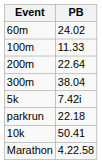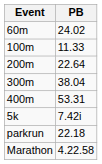+ row: (20, 99)
- row: (16, 133)
